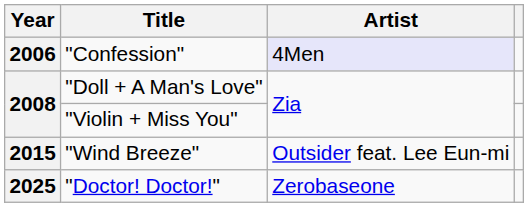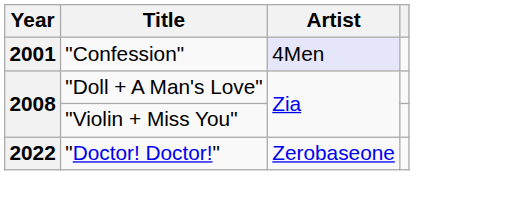(33, 53) 2006 -> (33, 53) 2001
- row: (132, 152)
(33, 185) 2025 -> (33, 152) 2022
